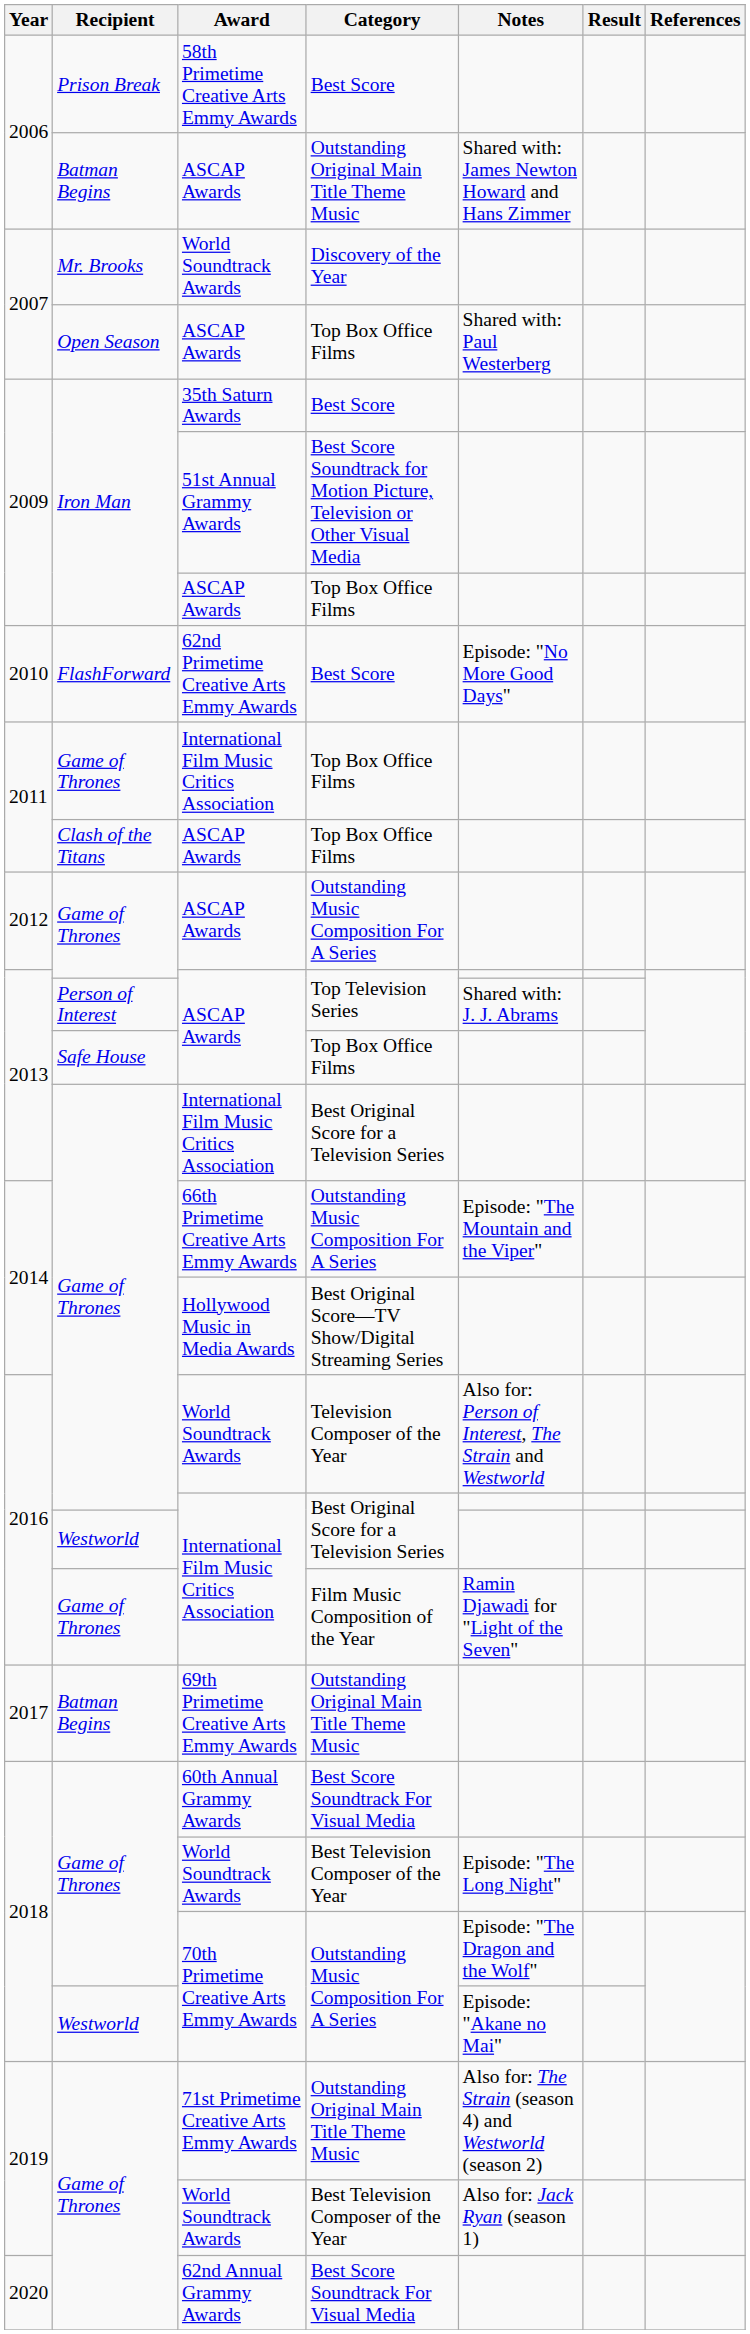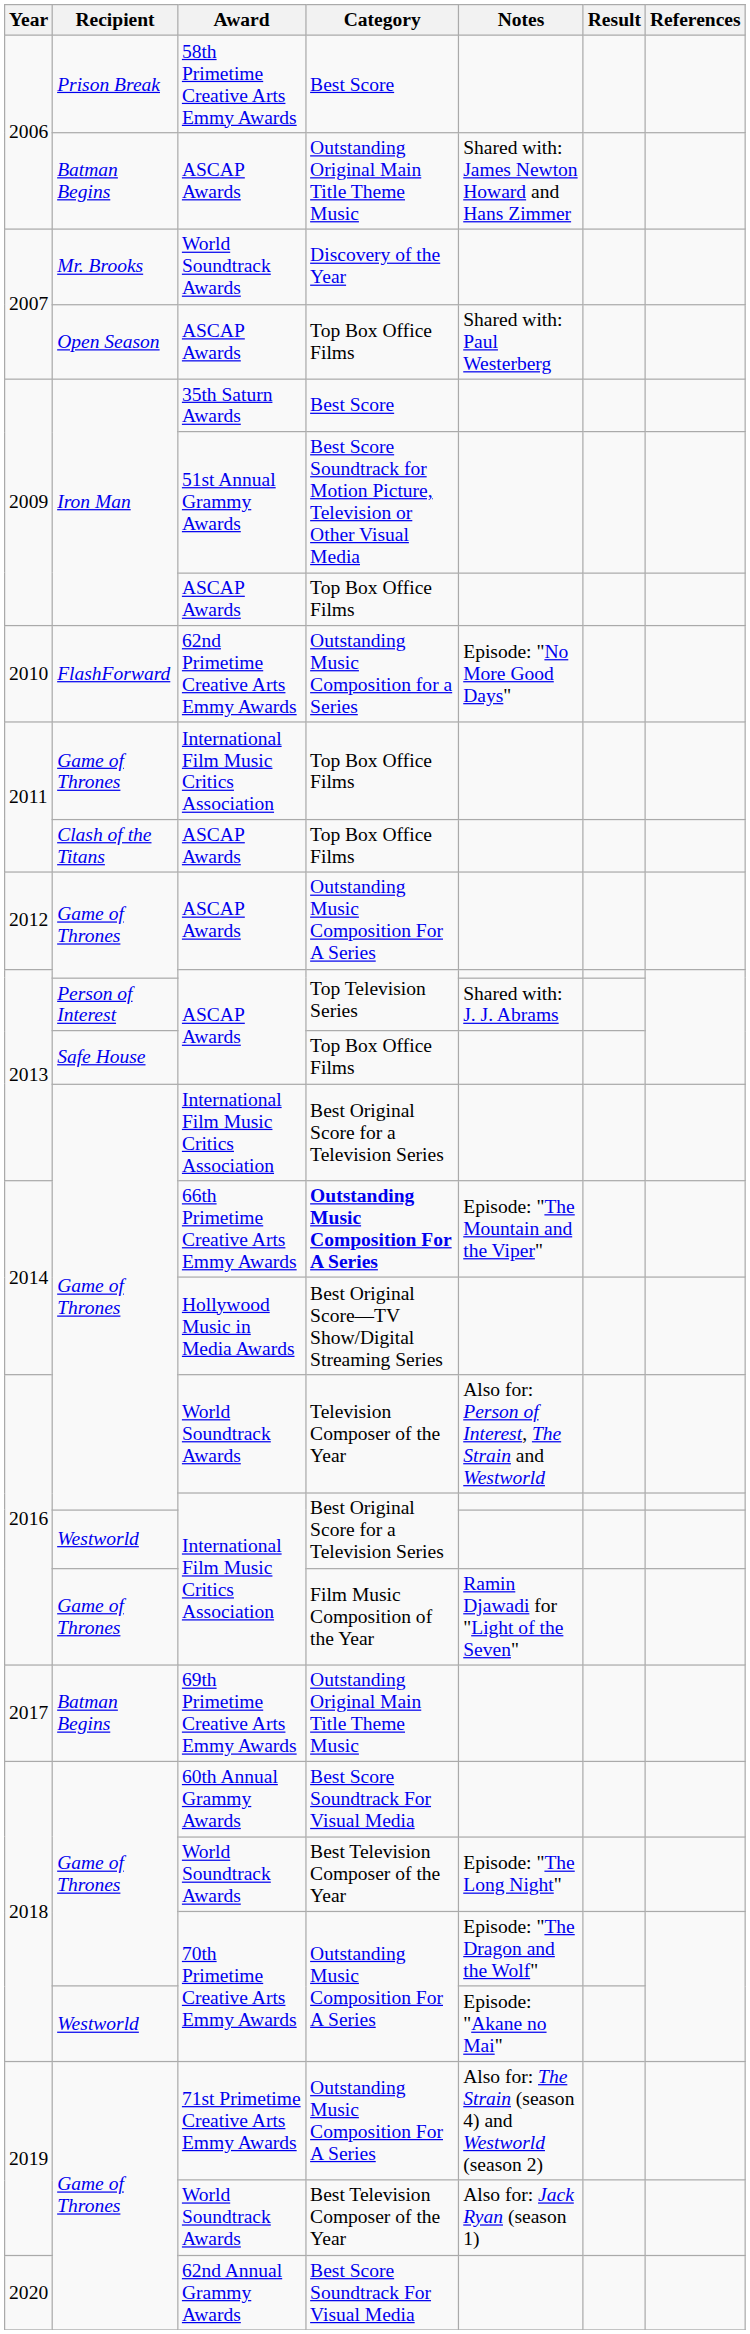(353, 673) Best Score -> (381, 673) Outstanding Music Composition for a Series
(377, 1228) normal -> (381, 1228) bold
(366, 2120) Outstanding Original Main Title Theme Music -> (377, 2120) Outstanding Music Composition For A Series
